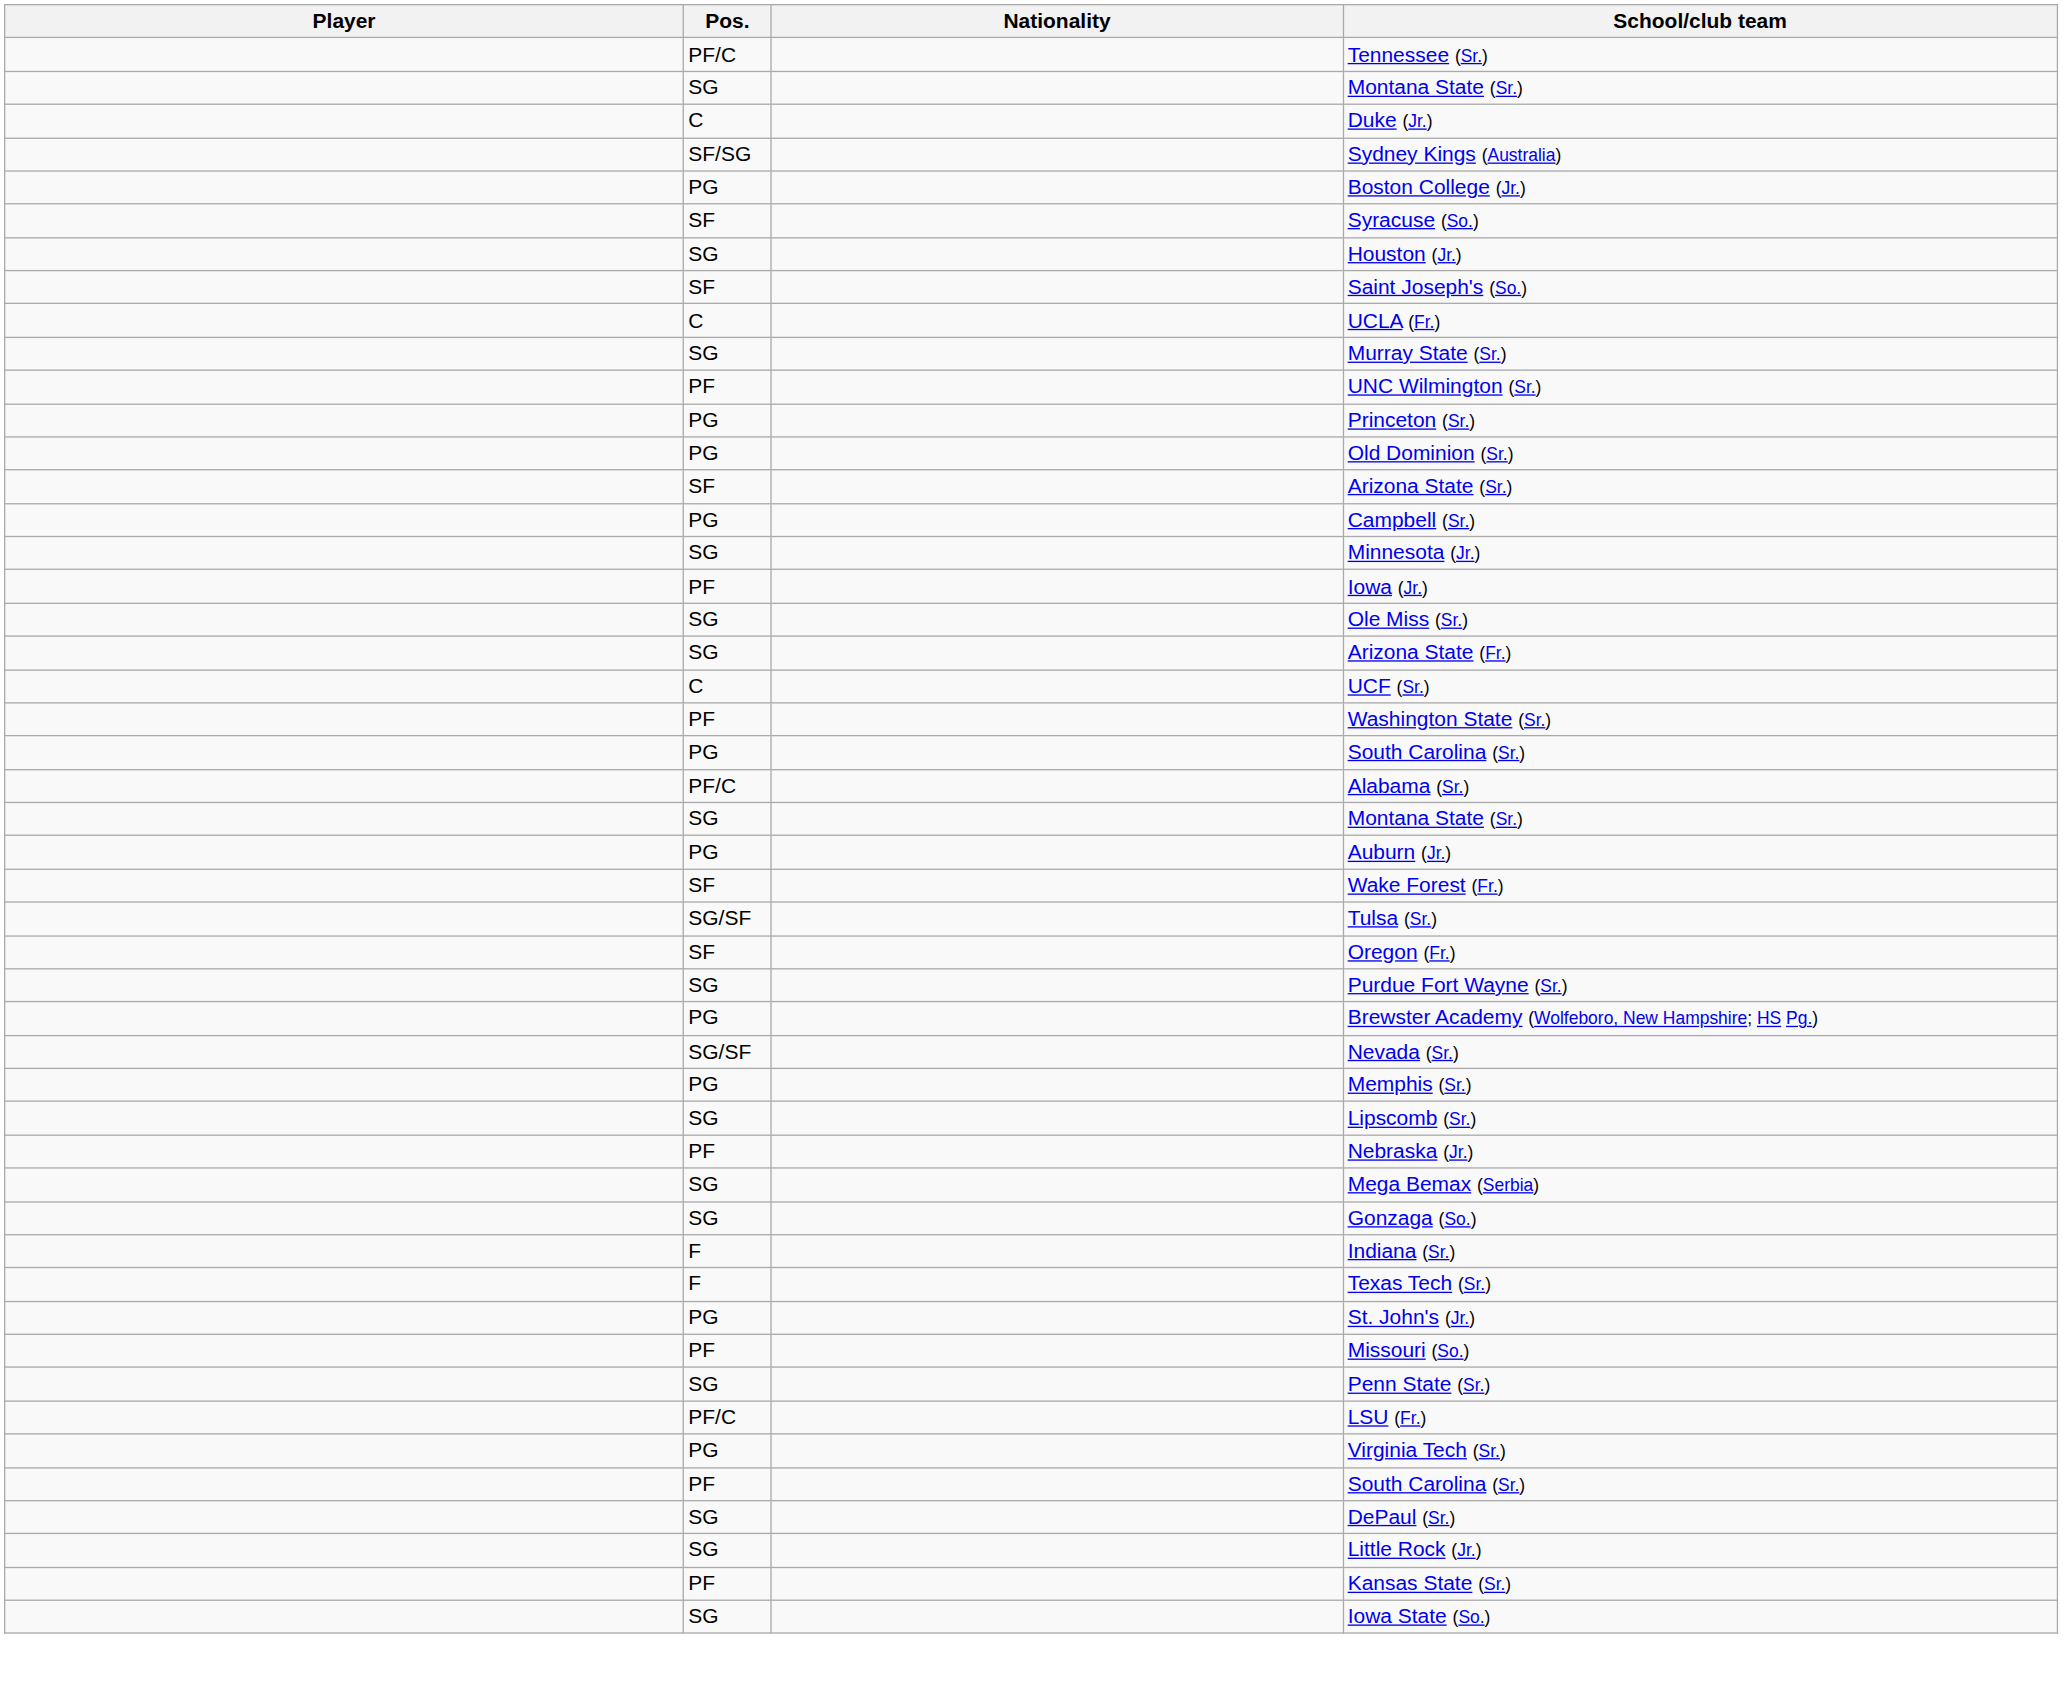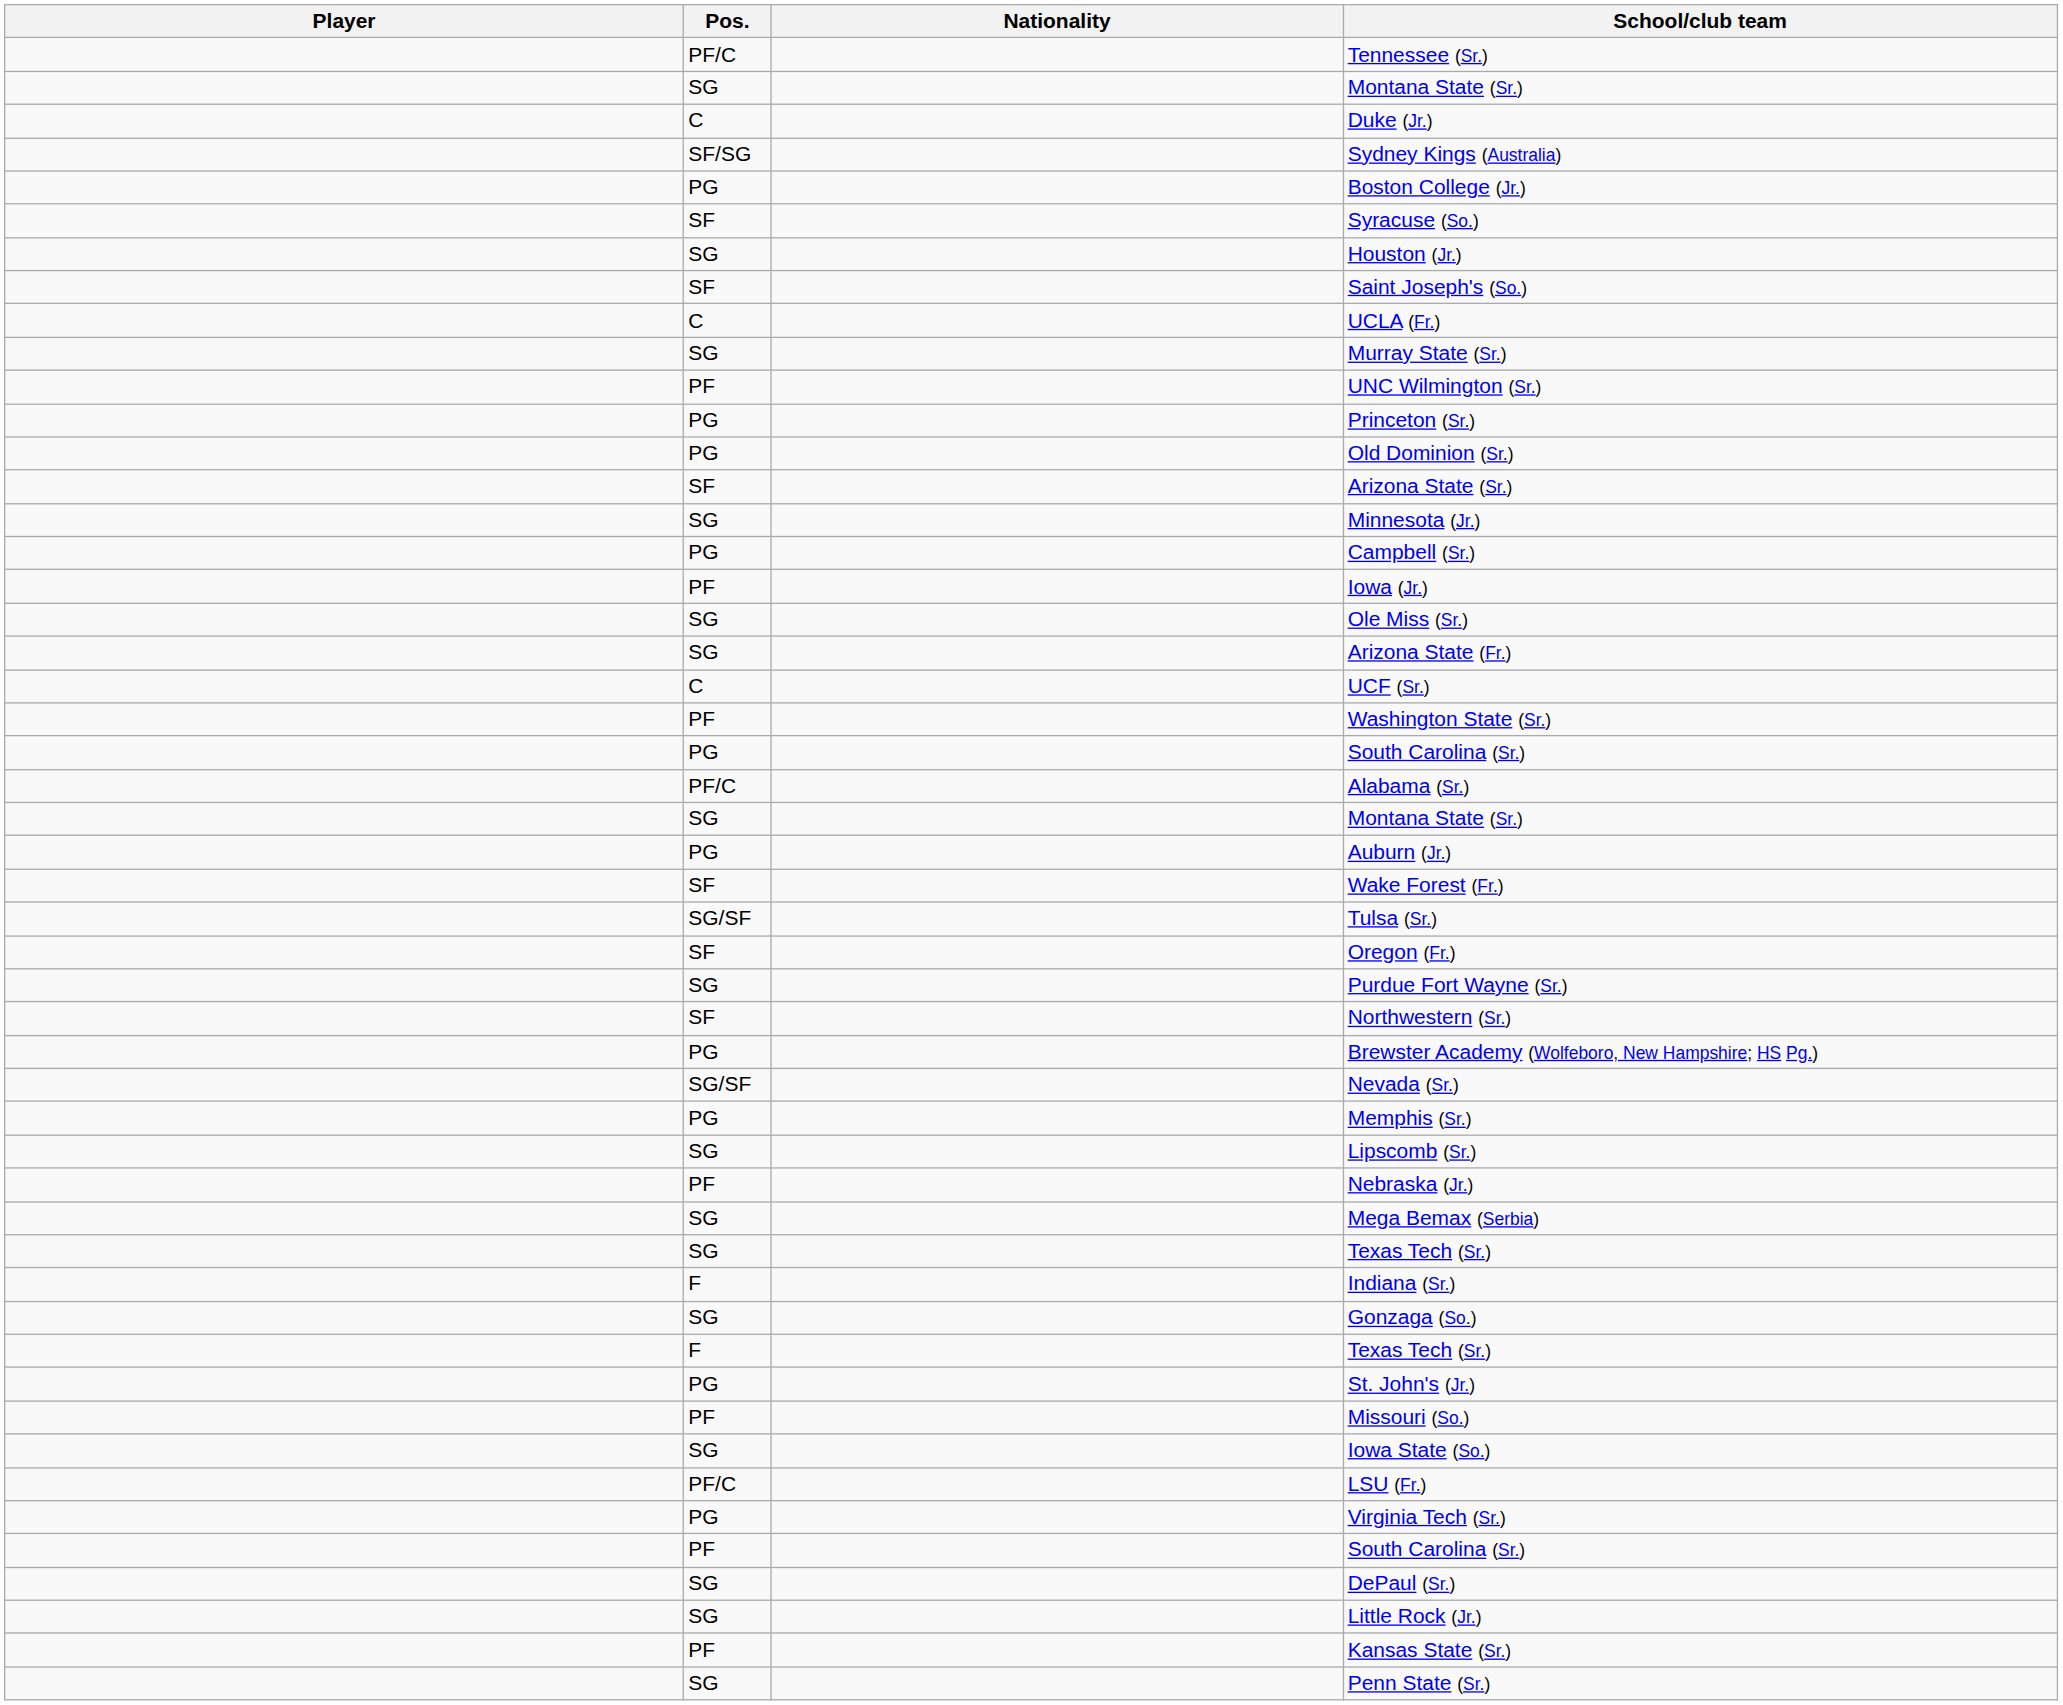rows swapped: (703, 519) <-> (703, 552)
+ row: (702, 1018)
+ row: (703, 1251)
rows swapped: (695, 1251) <-> (703, 1217)
rows swapped: (703, 1384) <-> (703, 1616)
